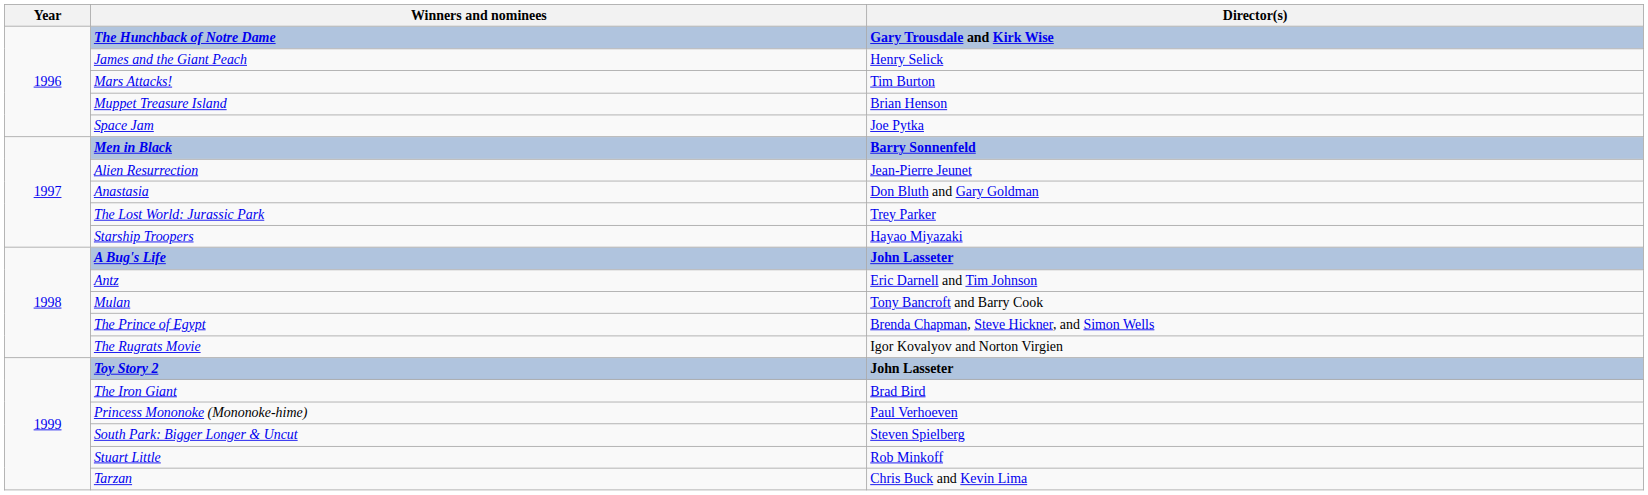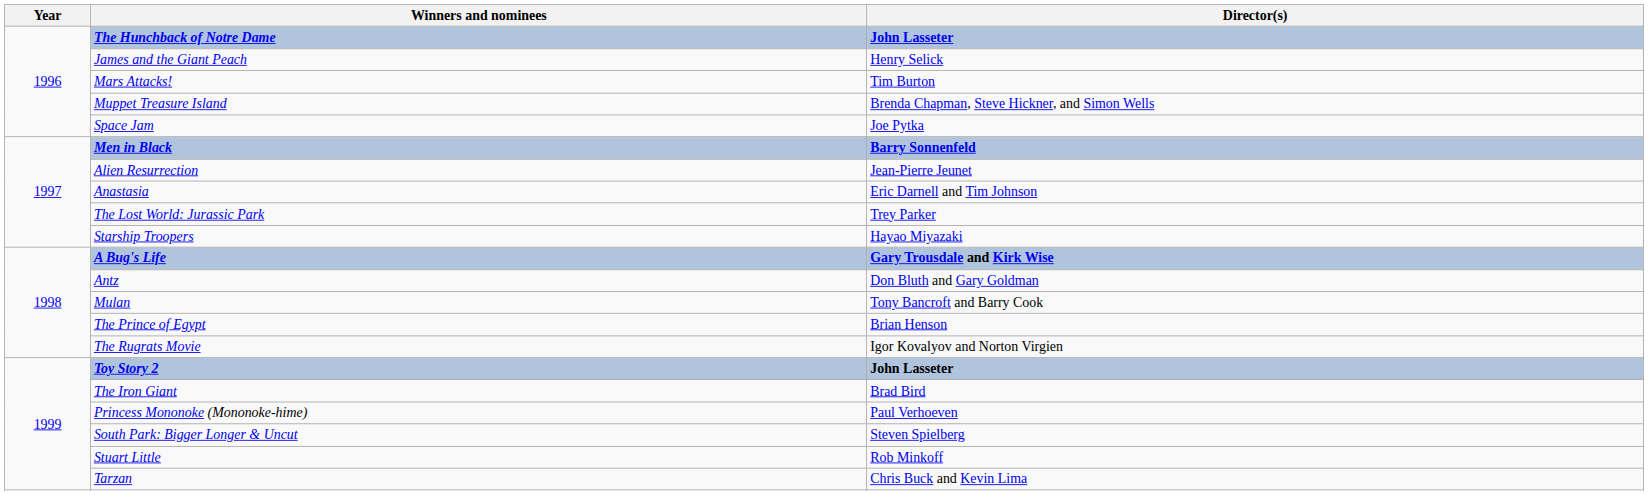(962, 37) Gary Trousdale and Kirk Wise -> (912, 37) John Lasseter
(909, 103) Brian Henson -> (1012, 103) Brenda Chapman, Steve Hickner, and Simon Wells
(954, 192) Don Bluth and Gary Goldman -> (954, 192) Eric Darnell and Tim Johnson
(912, 258) John Lasseter -> (962, 258) Gary Trousdale and Kirk Wise
(954, 280) Eric Darnell and Tim Johnson -> (954, 280) Don Bluth and Gary Goldman
(1012, 324) Brenda Chapman, Steve Hickner, and Simon Wells -> (909, 324) Brian Henson
